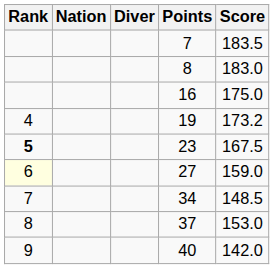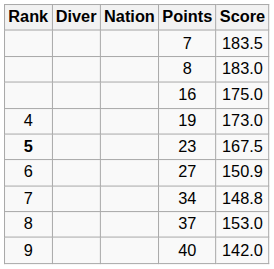columns swapped: (134, 17) <-> (81, 17)
(242, 120) 173.2 -> (242, 120) 173.0
(28, 172) lightyellow background -> (28, 172) no background
(242, 172) 159.0 -> (242, 172) 150.9
(242, 198) 148.5 -> (242, 198) 148.8
